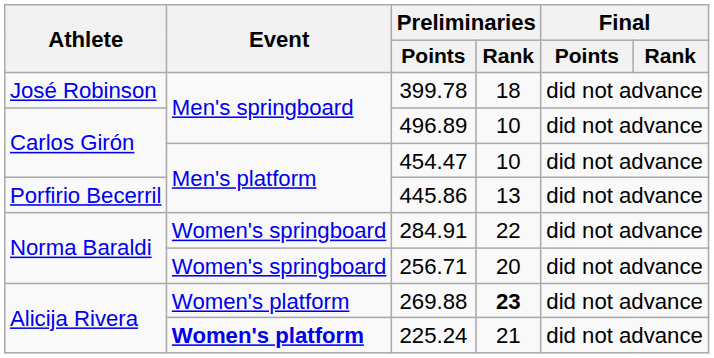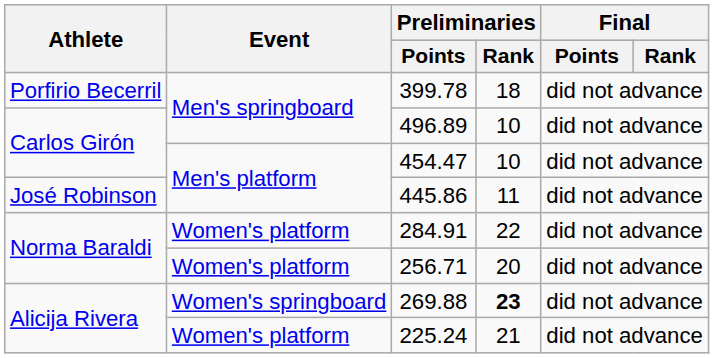(83, 91) José Robinson -> (86, 91) Porfirio Becerril
(86, 196) Porfirio Becerril -> (83, 196) José Robinson
(508, 196) 13 -> (508, 196) 11
(279, 231) Women's springboard -> (261, 231) Women's platform
(279, 266) Women's springboard -> (261, 266) Women's platform
(261, 301) Women's platform -> (279, 301) Women's springboard
(268, 336) bold -> (261, 336) normal
